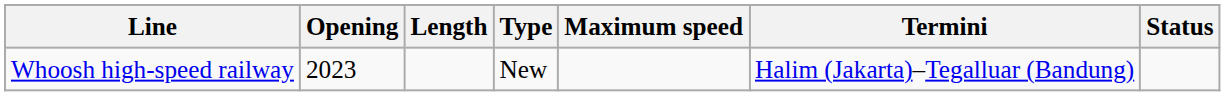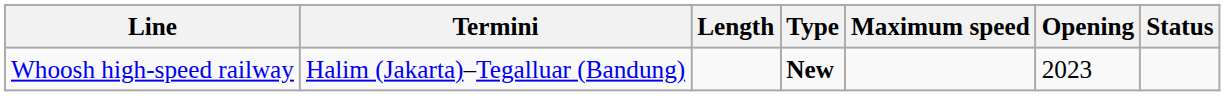columns swapped: (945, 26) <-> (352, 26)
(523, 69) normal -> (810, 69) bold
